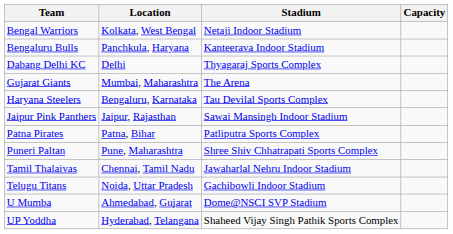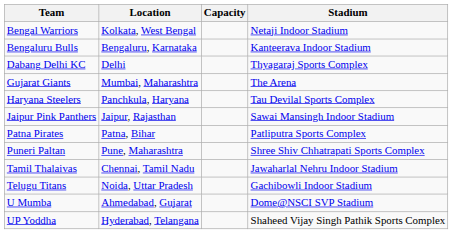columns swapped: (301, 13) <-> (424, 13)
(145, 47) Panchkula, Haryana -> (149, 47) Bengaluru, Karnataka
(149, 99) Bengaluru, Karnataka -> (145, 99) Panchkula, Haryana
